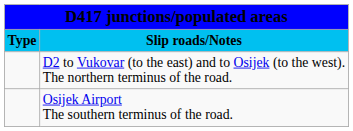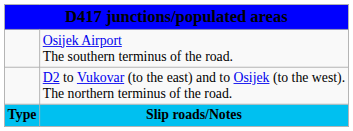rows swapped: (194, 40) <-> (138, 107)
